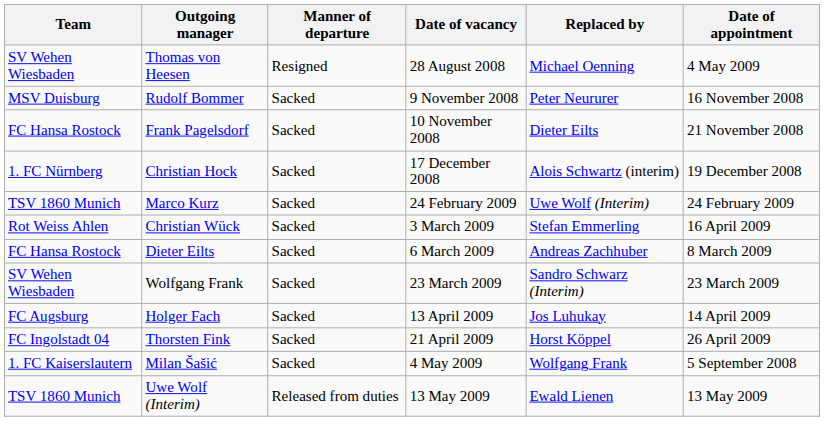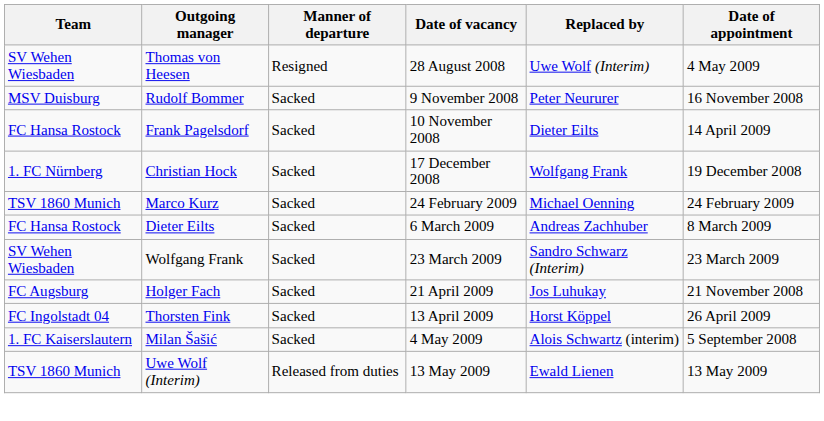(582, 65) Michael Oenning -> (589, 65) Uwe Wolf (Interim)
(745, 130) 21 November 2008 -> (729, 130) 14 April 2009
(604, 171) Alois Schwartz (interim) -> (578, 171) Wolfgang Frank
(589, 203) Uwe Wolf (Interim) -> (582, 203) Michael Oenning
- row: (193, 227)
(451, 315) 13 April 2009 -> (452, 291) 21 April 2009
(729, 315) 14 April 2009 -> (745, 291) 21 November 2008
(451, 339) 21 April 2009 -> (452, 315) 13 April 2009
(578, 363) Wolfgang Frank -> (604, 339) Alois Schwartz (interim)
